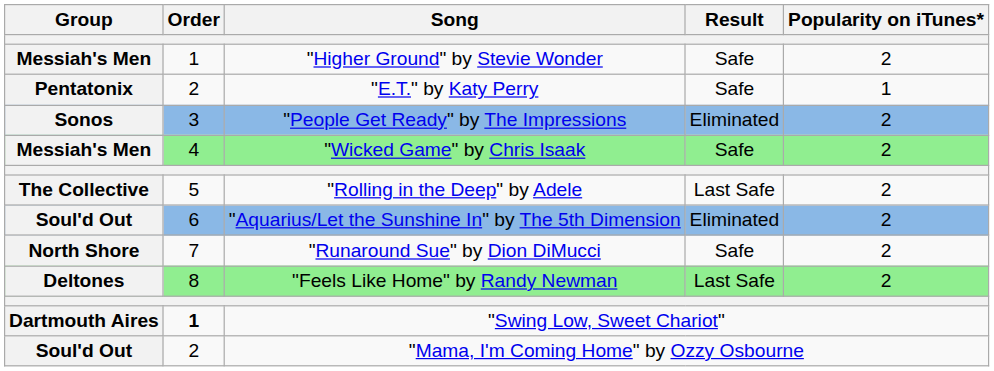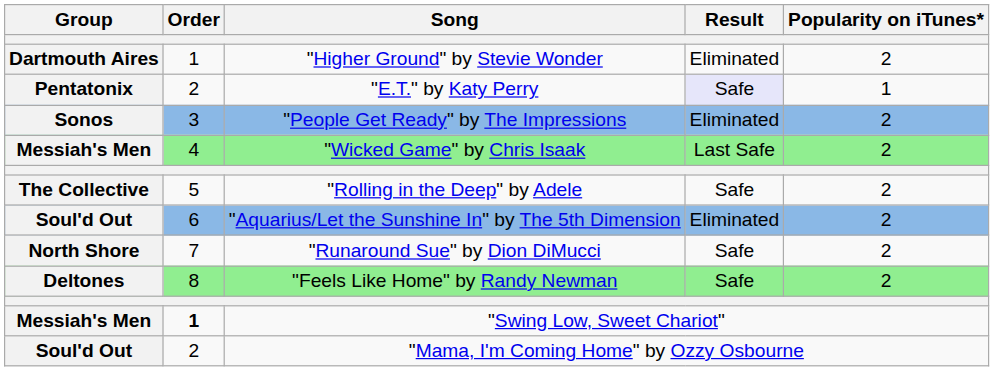(84, 59) Messiah's Men -> (84, 59) Dartmouth Aires
(734, 59) Safe -> (734, 59) Eliminated
(734, 89) no background -> (734, 89) lavender background
(734, 150) Safe -> (734, 150) Last Safe
(734, 189) Last Safe -> (734, 189) Safe
(734, 281) Last Safe -> (734, 281) Safe
(84, 320) Dartmouth Aires -> (84, 320) Messiah's Men
